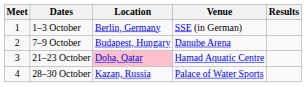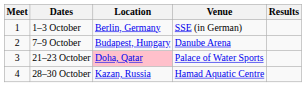(220, 58) Hamad Aquatic Centre -> (219, 58) Palace of Water Sports
(219, 74) Palace of Water Sports -> (220, 74) Hamad Aquatic Centre
